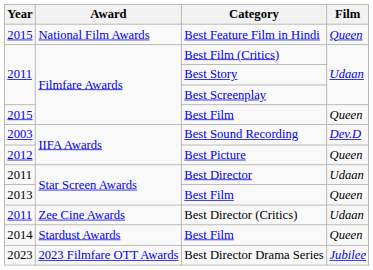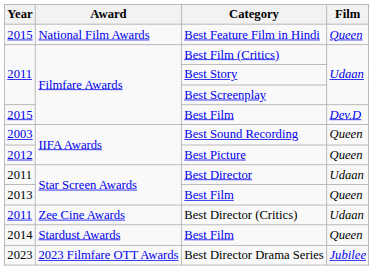(346, 114) Queen -> (345, 114) Dev.D
(345, 134) Dev.D -> (346, 134) Queen
